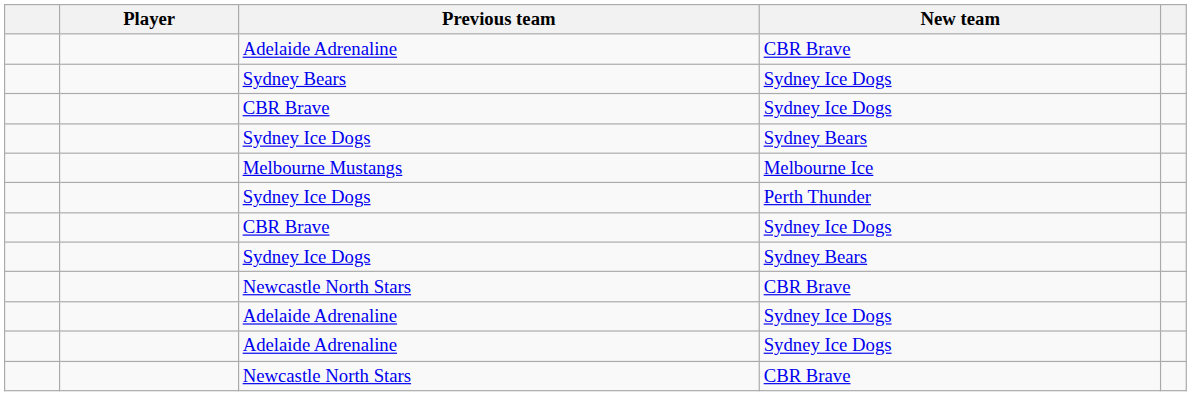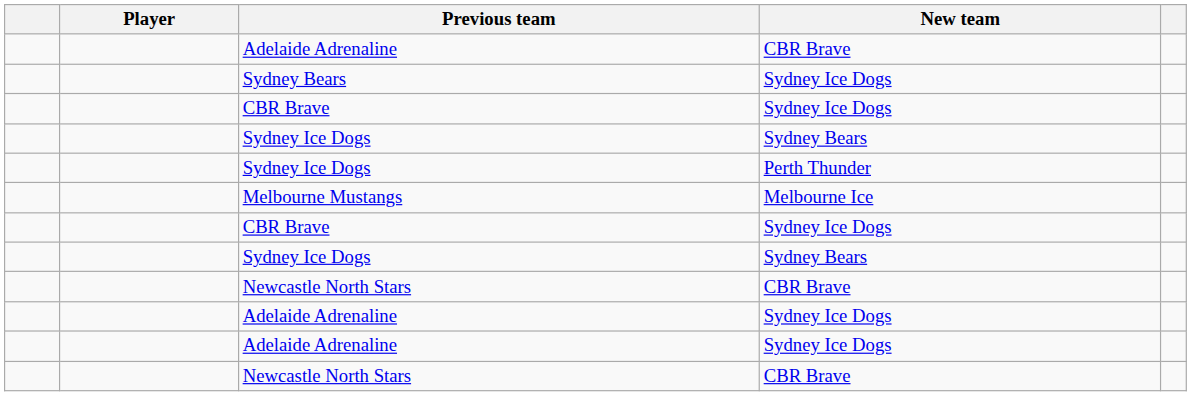rows swapped: (307, 197) <-> (322, 167)
